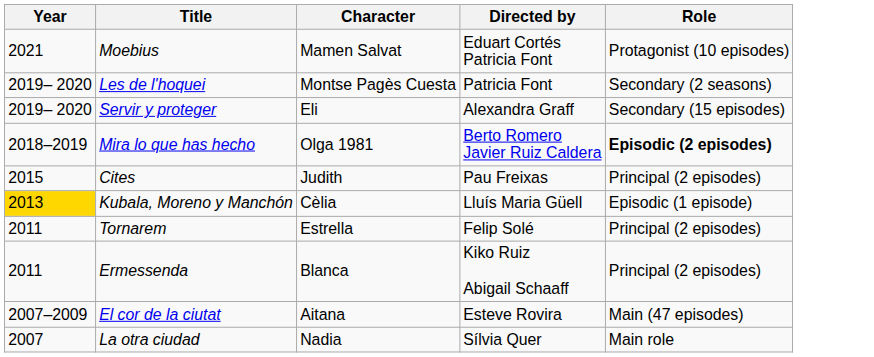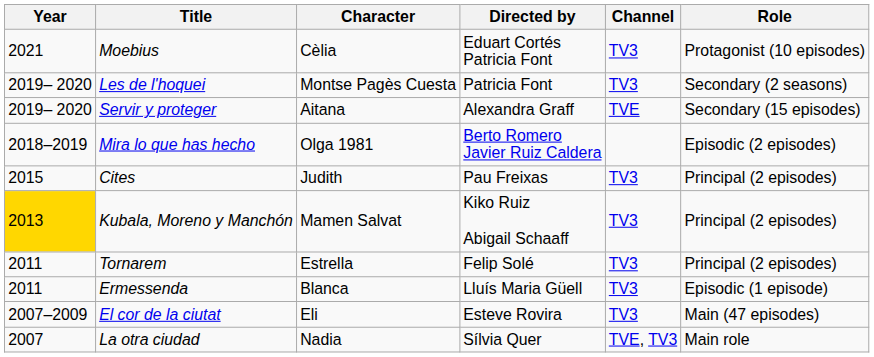+ column: (643, 17)
(351, 51) Mamen Salvat -> (318, 51) Cèlia
(309, 110) Eli -> (323, 110) Aitana
(690, 144) bold -> (760, 144) normal
(318, 203) Cèlia -> (351, 221) Mamen Salvat
(523, 203) Lluís Maria Güell -> (516, 221) Kiko Ruiz Abigail Schaaff
(681, 203) Episodic (1 episode) -> (761, 221) Principal (2 episodes)
(516, 271) Kiko Ruiz Abigail Schaaff -> (523, 289) Lluís Maria Güell
(685, 271) Principal (2 episodes) -> (756, 289) Episodic (1 episode)
(323, 314) Aitana -> (309, 314) Eli
